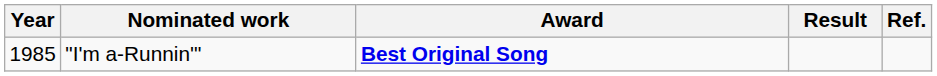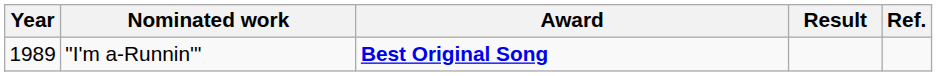(33, 53) 1985 -> (33, 53) 1989
